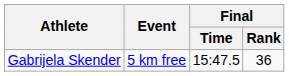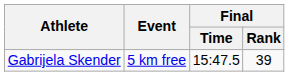(264, 61) 36 -> (264, 61) 39
